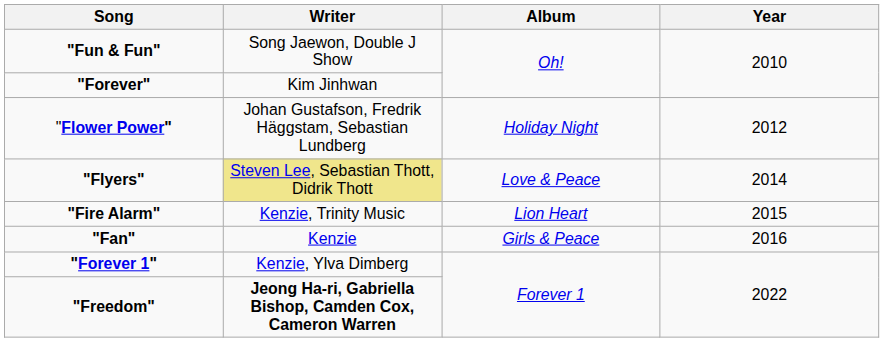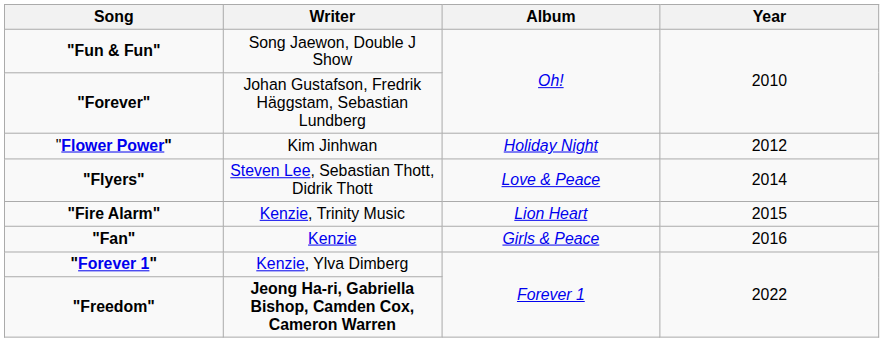(332, 85) Kim Jinhwan -> (332, 102) Johan Gustafson, Fredrik Häggstam, Sebastian Lundberg
(332, 128) Johan Gustafson, Fredrik Häggstam, Sebastian Lundberg -> (332, 145) Kim Jinhwan
(332, 179) khaki background -> (332, 179) no background
